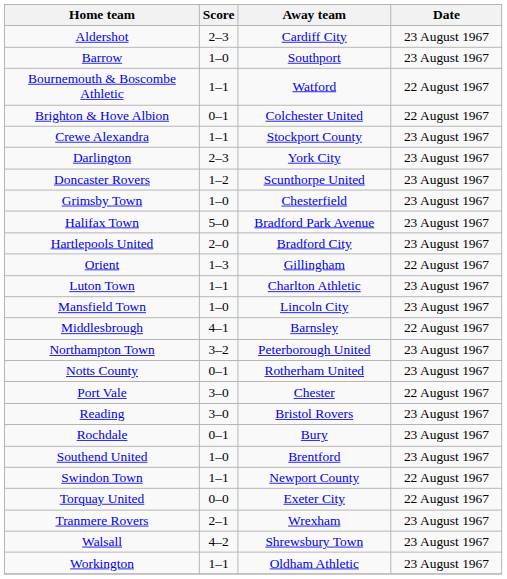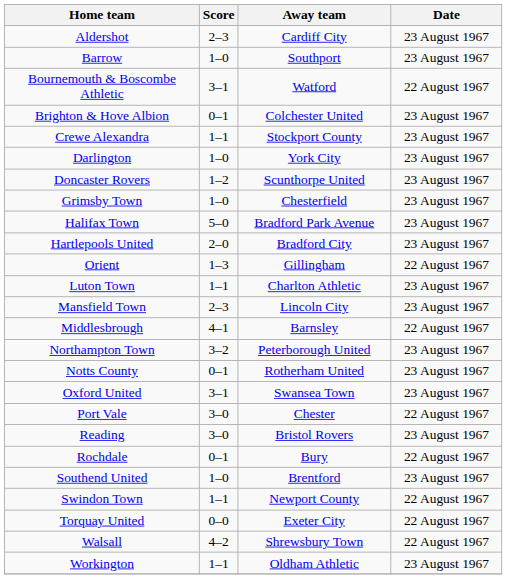(219, 86) 1–1 -> (219, 86) 3–1
(446, 115) 22 August 1967 -> (446, 115) 23 August 1967
(219, 158) 2–3 -> (219, 158) 1–0
(219, 307) 1–0 -> (219, 307) 2–3
+ row: (102, 392)
(446, 435) 23 August 1967 -> (446, 456) 22 August 1967
- row: (102, 520)
(446, 541) 23 August 1967 -> (446, 541) 22 August 1967
